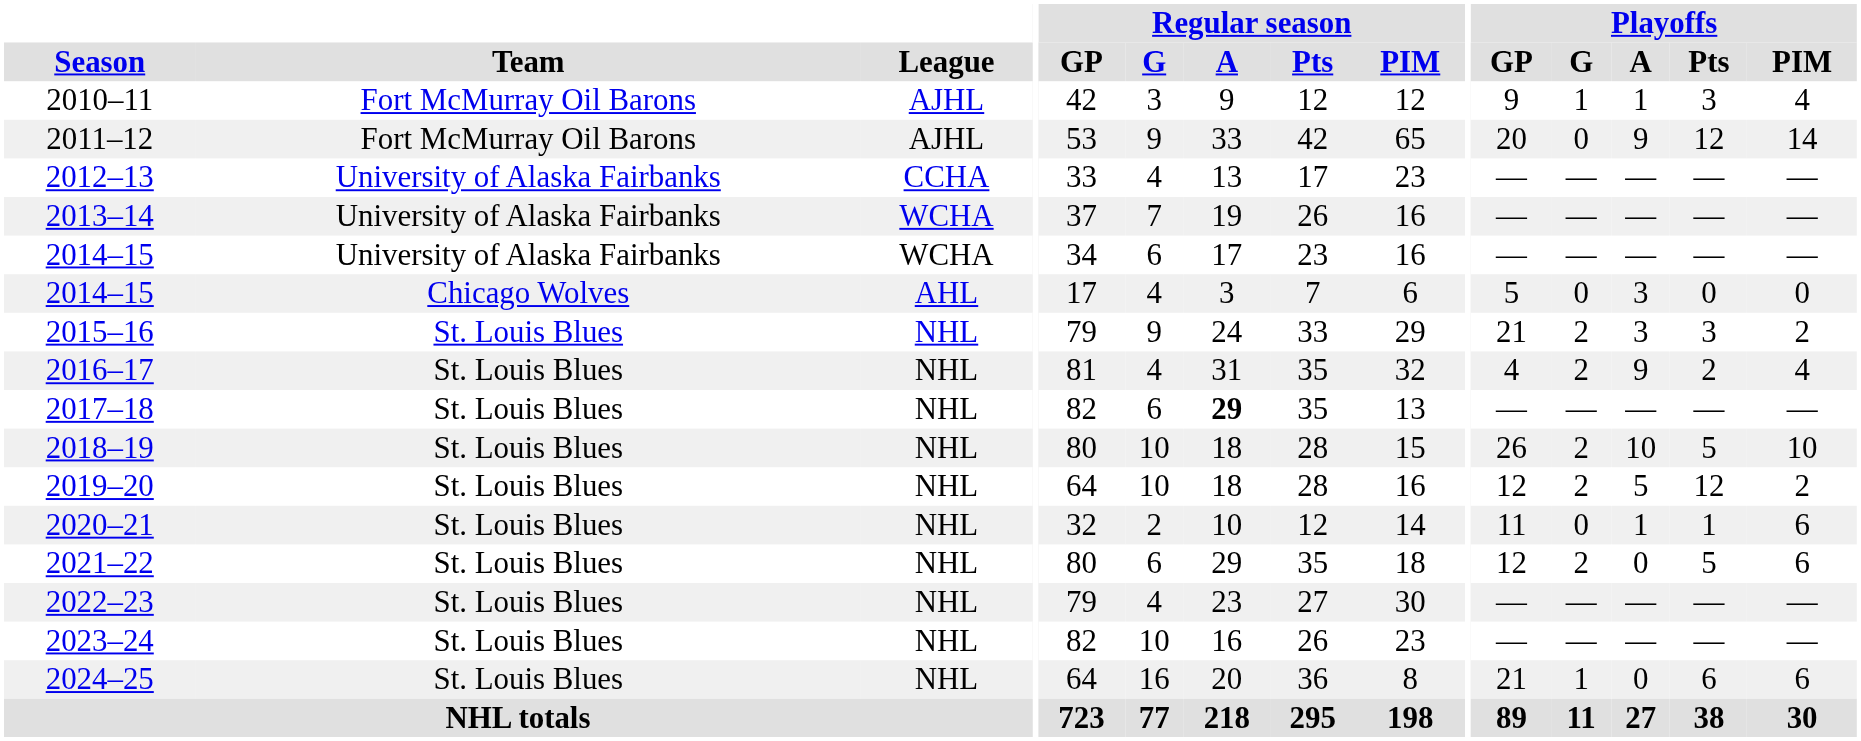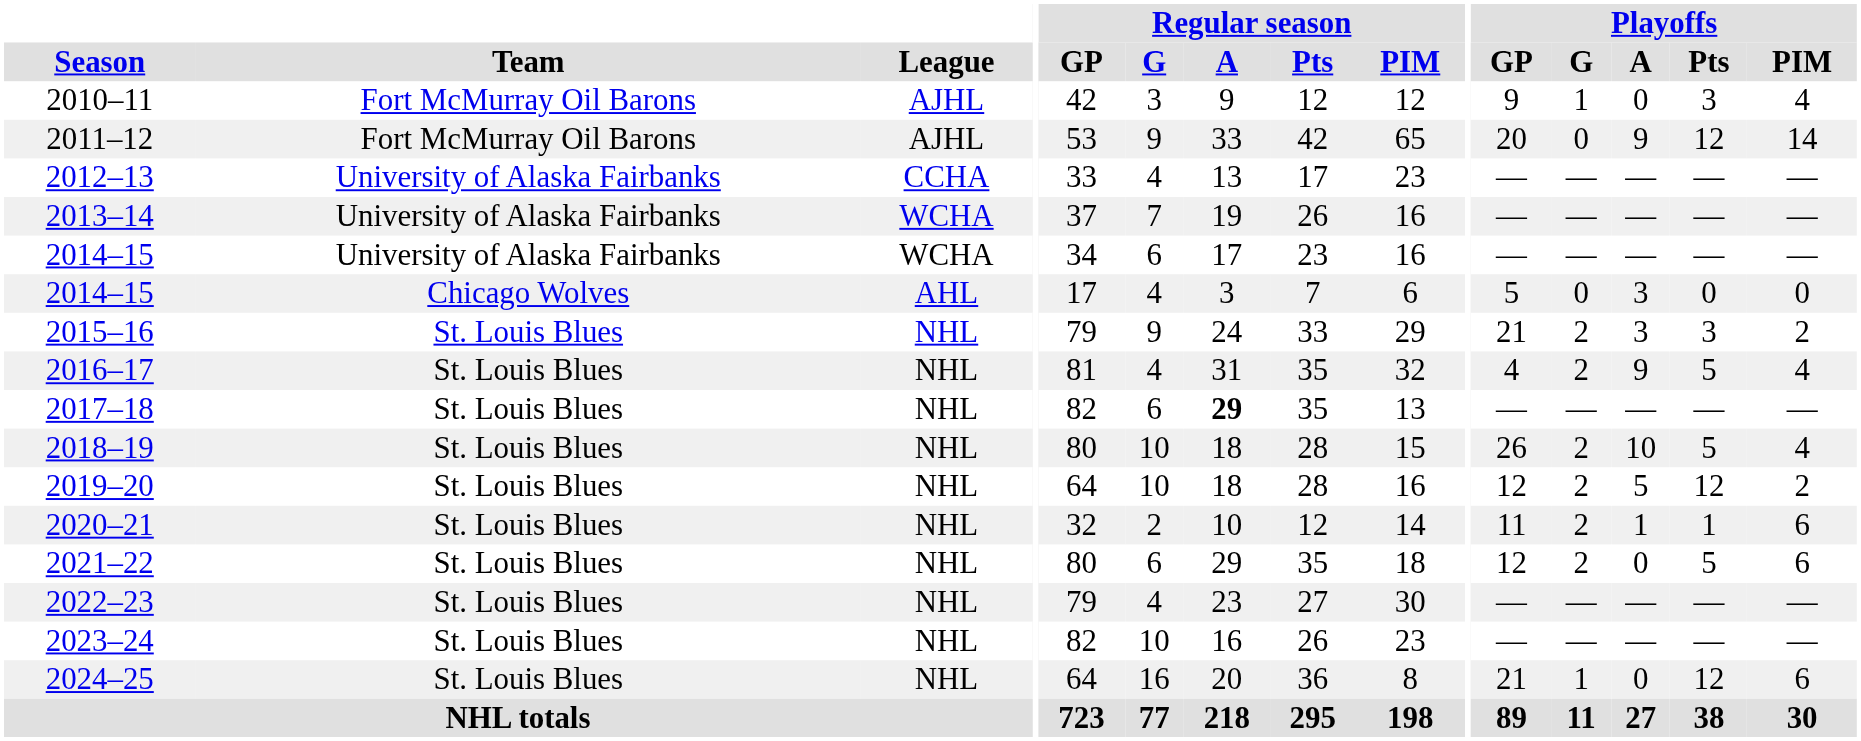(1641, 100) 1 -> (1641, 100) 0
(1709, 370) 2 -> (1709, 370) 5
(1802, 447) 10 -> (1802, 447) 4
(1581, 524) 0 -> (1581, 524) 2
(1709, 679) 6 -> (1709, 679) 12
